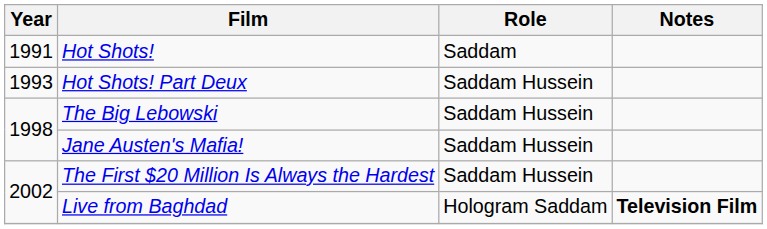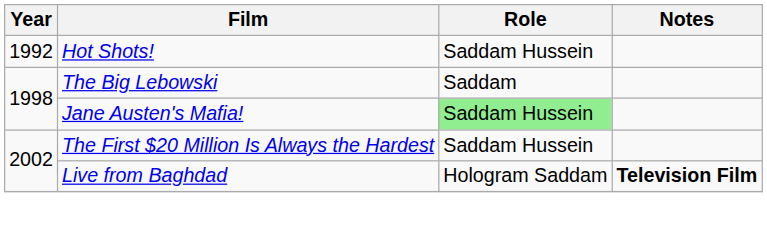(31, 51) 1991 -> (31, 51) 1992
(480, 51) Saddam -> (518, 51) Saddam Hussein
- row: (154, 82)
(518, 113) Saddam Hussein -> (480, 82) Saddam
(518, 144) no background -> (518, 113) lightgreen background
